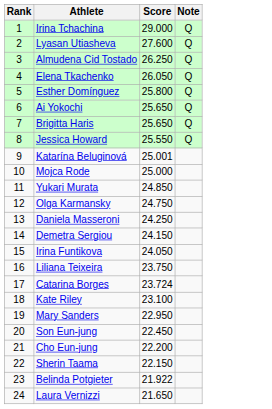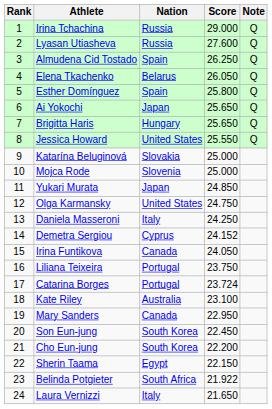+ column: (172, 12)
(157, 156) 25.001 -> (222, 156) 25.000
(157, 236) 24.150 -> (222, 236) 24.152
